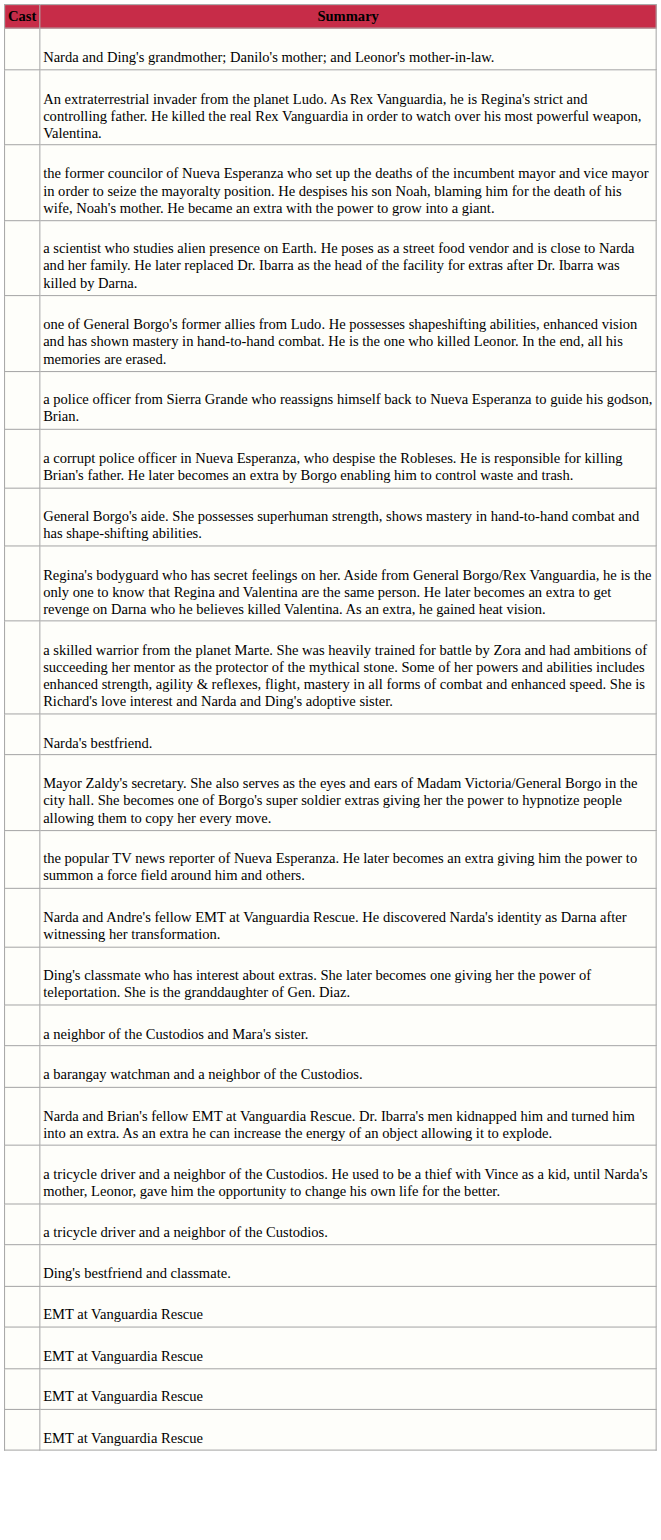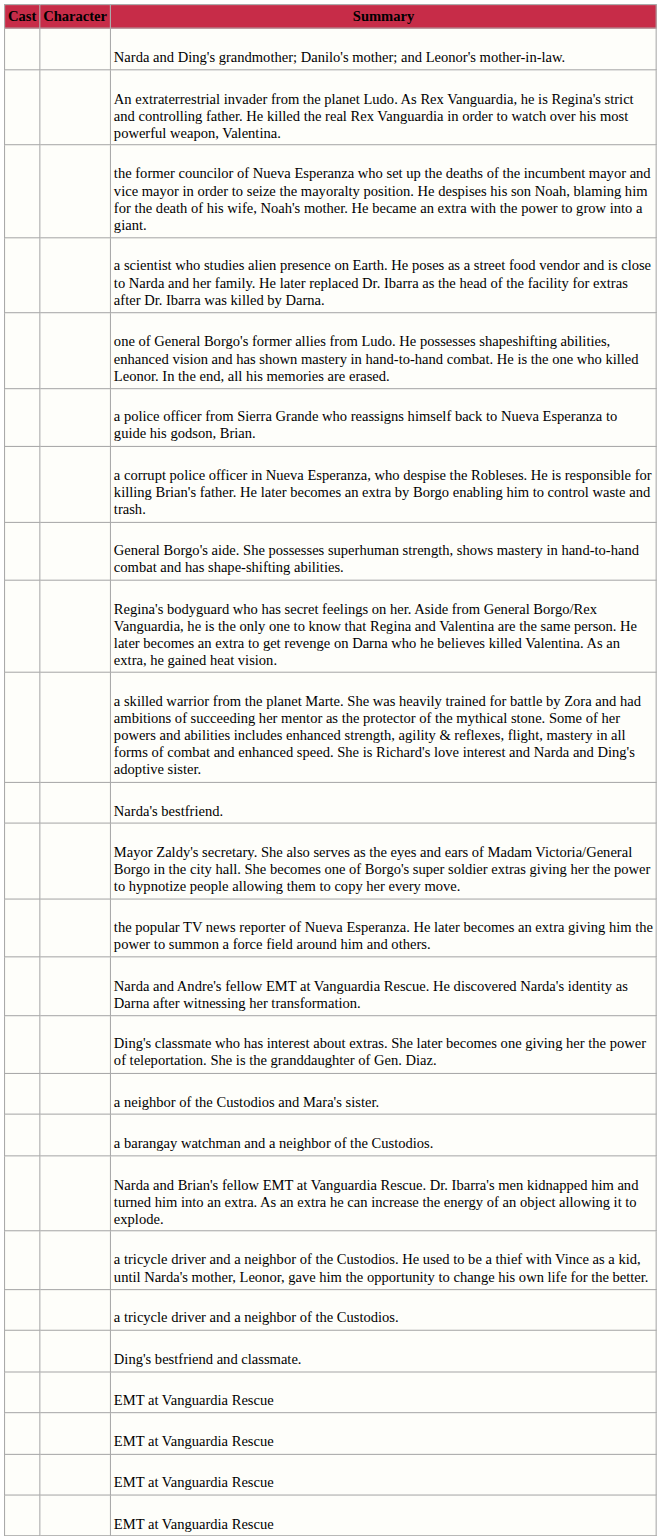+ column: (75, 16)
